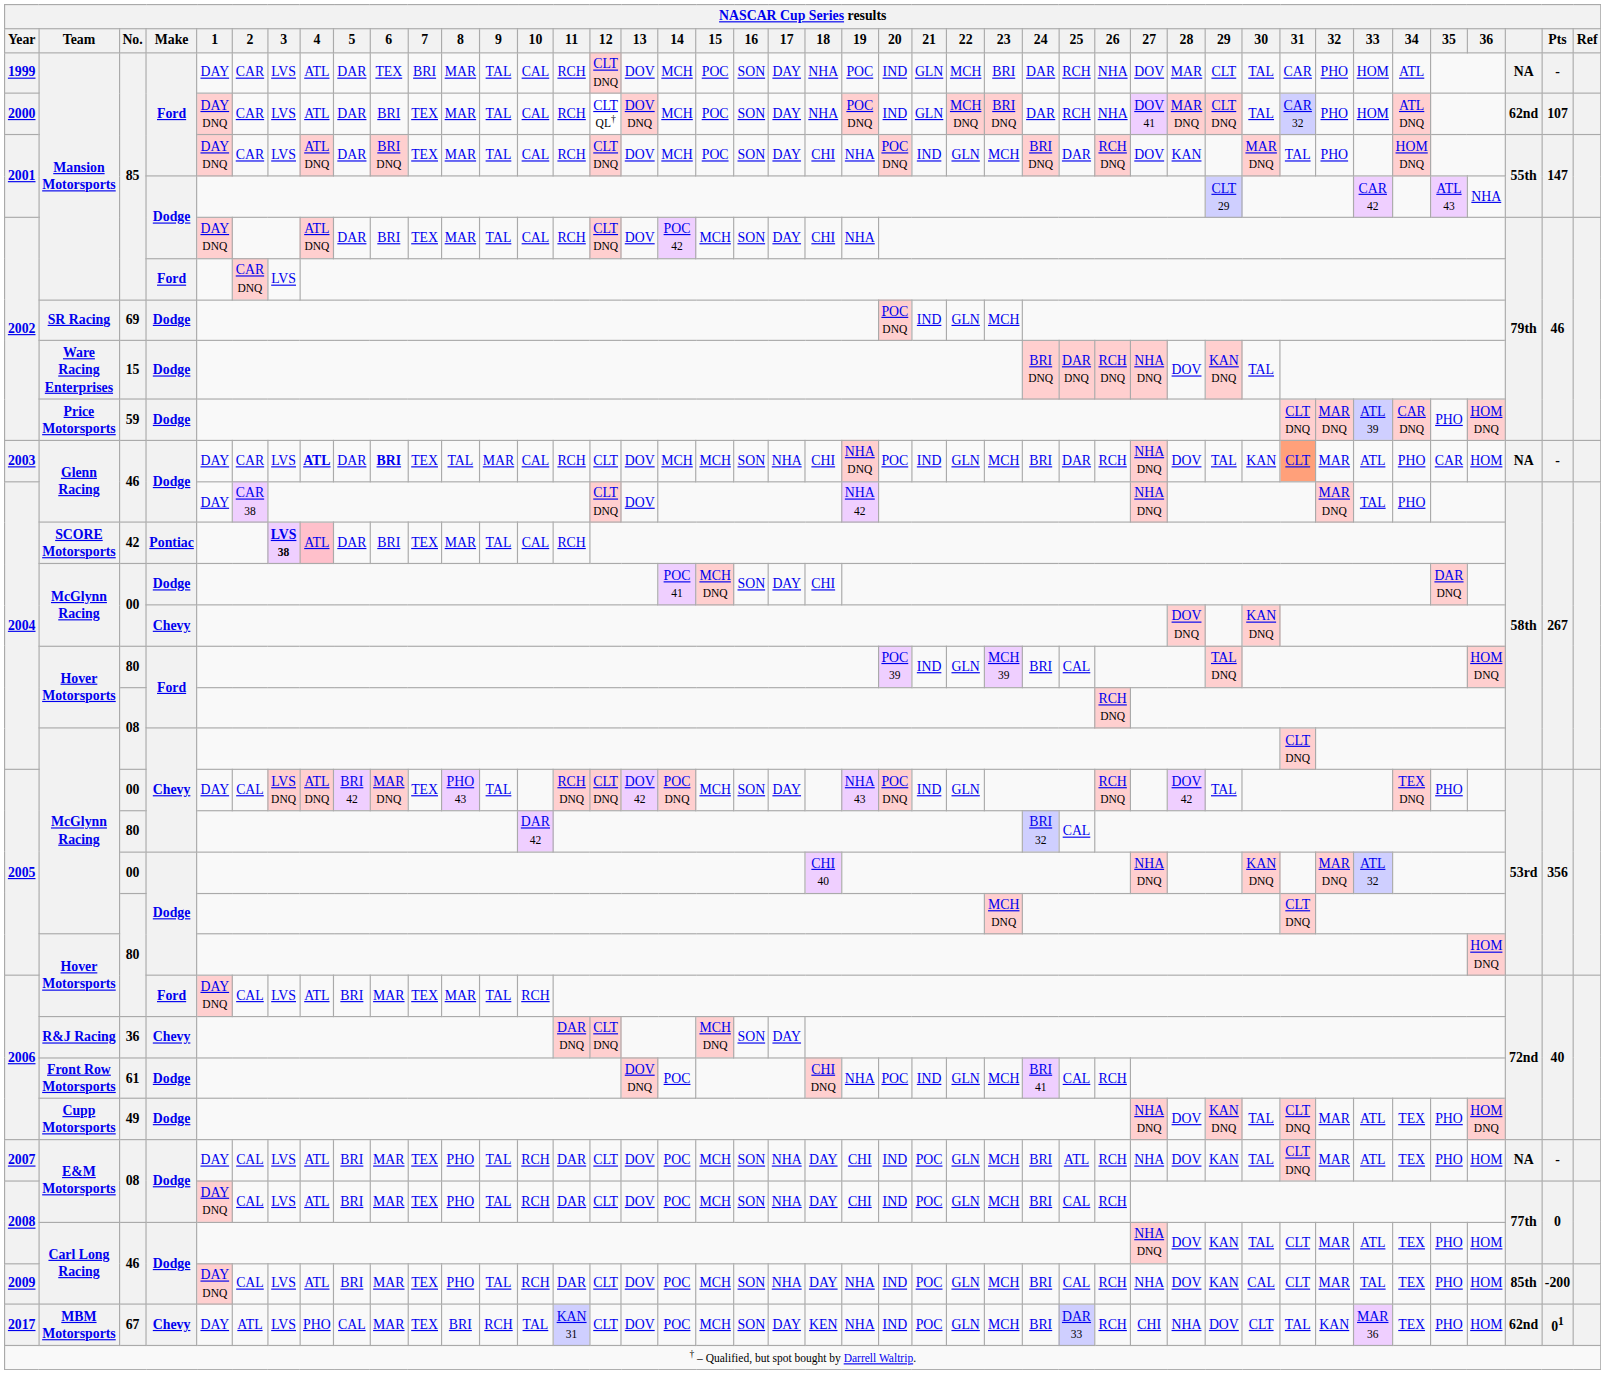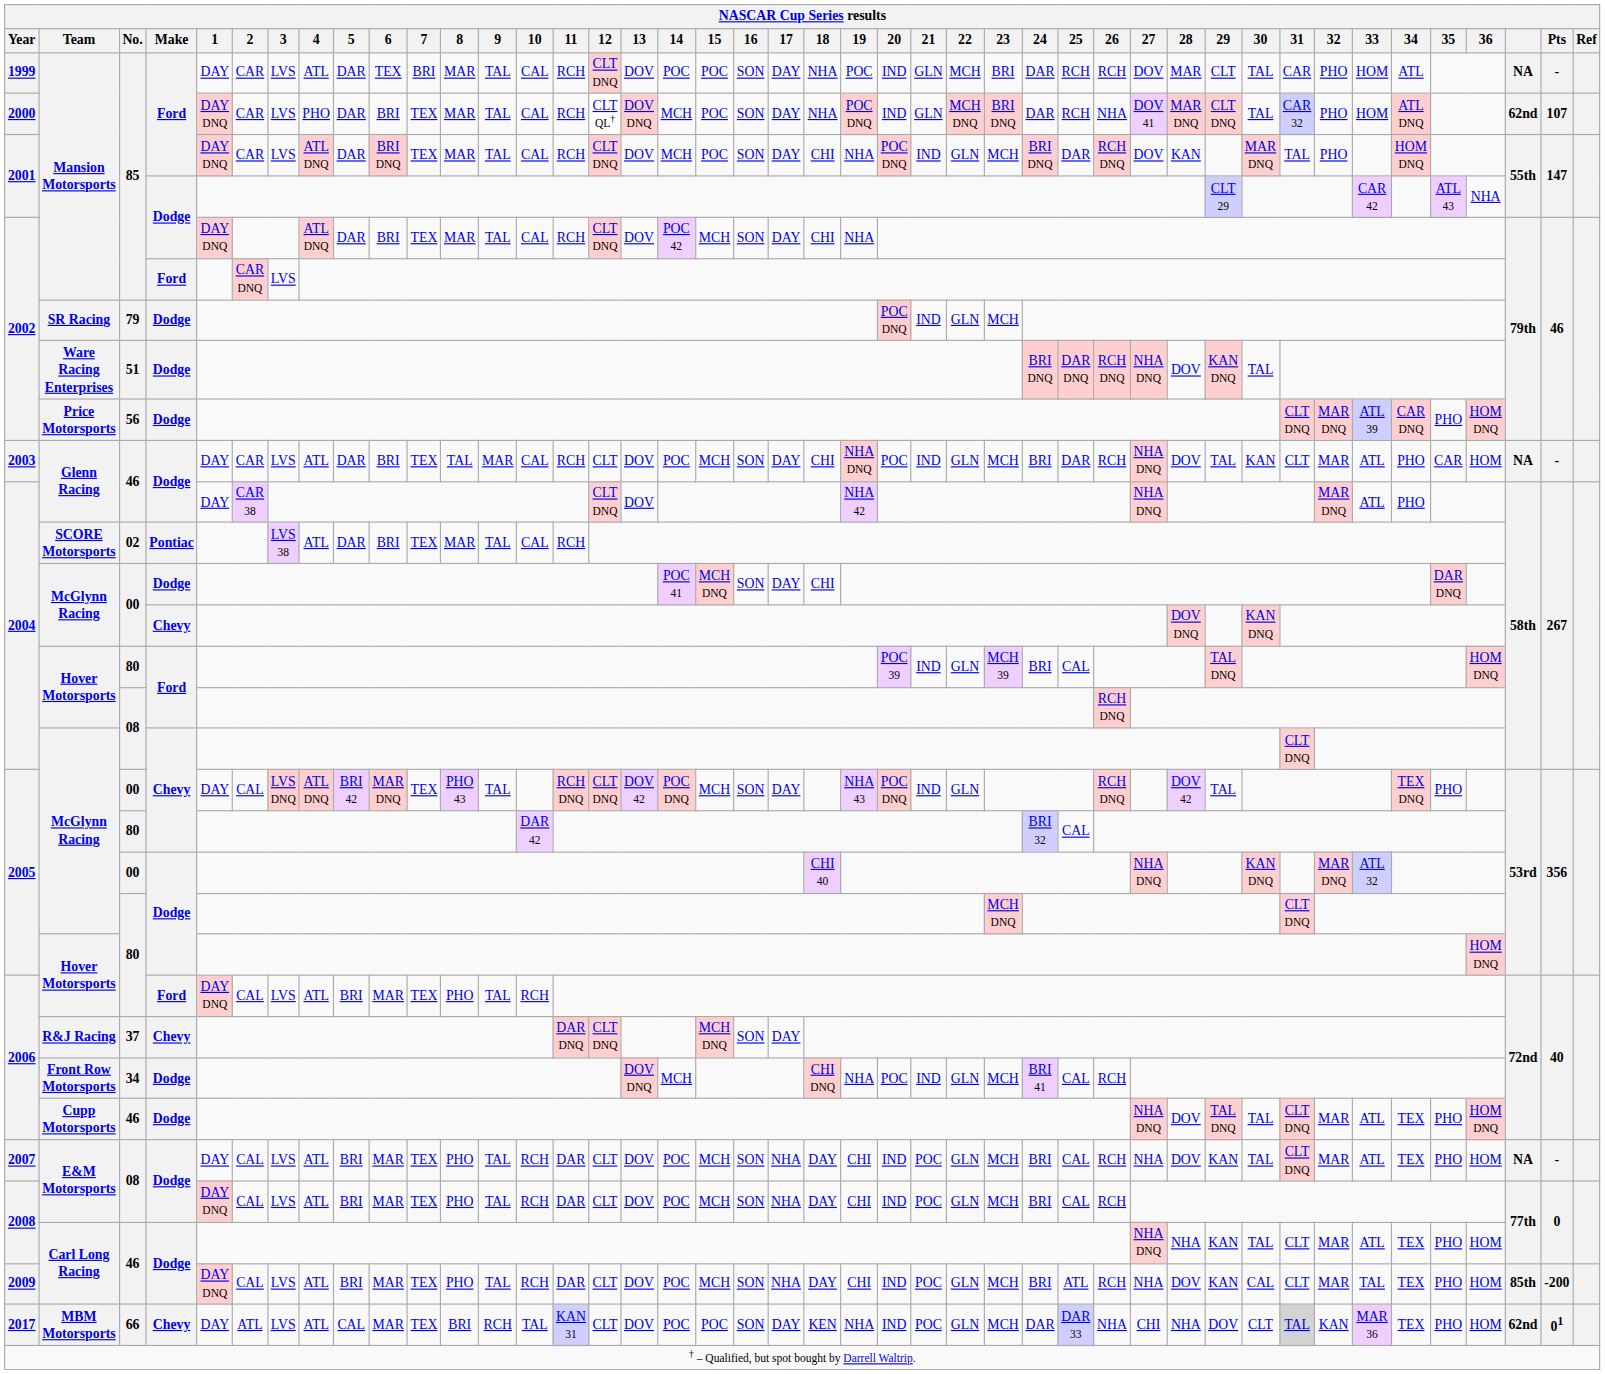(677, 72) MCH -> (676, 72) POC
(1113, 72) NHA -> (1112, 72) RCH
(317, 114) ATL -> (316, 114) PHO
(133, 320) 69 -> (133, 320) 79
(133, 369) 15 -> (133, 369) 51
(133, 419) 59 -> (133, 419) 56
(317, 460) bold -> (316, 460) normal
(389, 460) bold -> (388, 460) normal
(677, 460) MCH -> (676, 460) POC
(787, 460) NHA -> (786, 460) DAY
(1298, 460) lightsalmon background -> (1297, 460) no background
(1373, 501) TAL -> (1372, 501) ATL
(133, 543) 42 -> (133, 543) 02
(284, 543) bold -> (283, 542) normal
(317, 543) pink background -> (316, 543) no background
(460, 995) MAR -> (460, 995) PHO
(133, 1036) 36 -> (133, 1036) 37
(133, 1078) 61 -> (133, 1078) 34
(677, 1078) POC -> (676, 1078) MCH
(133, 1119) 49 -> (133, 1119) 46
(1224, 1118) KAN DNQ -> (1223, 1118) TAL DNQ
(1076, 1160) ATL -> (1076, 1160) CAL
(1187, 1242) DOV -> (1186, 1242) NHA
(860, 1283) NHA -> (859, 1283) CHI
(1076, 1283) CAL -> (1076, 1283) ATL
(133, 1324) 67 -> (133, 1324) 66
(317, 1324) PHO -> (316, 1324) ATL
(715, 1324) MCH -> (714, 1324) POC
(1041, 1324) BRI -> (1040, 1324) DAR
(1113, 1324) RCH -> (1112, 1324) NHA
(1298, 1324) no background -> (1297, 1324) lightgrey background
